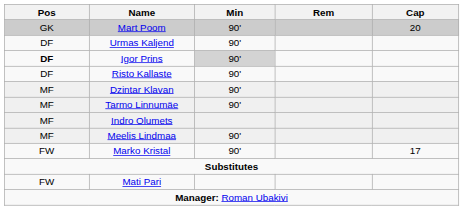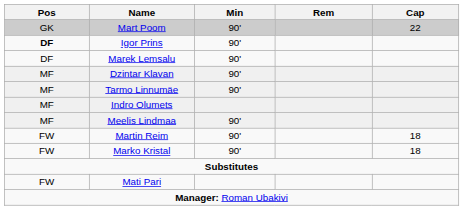(415, 27) 20 -> (415, 27) 22
- row: (142, 43)
(235, 58) lightgrey background -> (235, 43) no background
- row: (142, 73)
+ row: (142, 58)
+ row: (142, 135)
(415, 151) 17 -> (415, 151) 18
